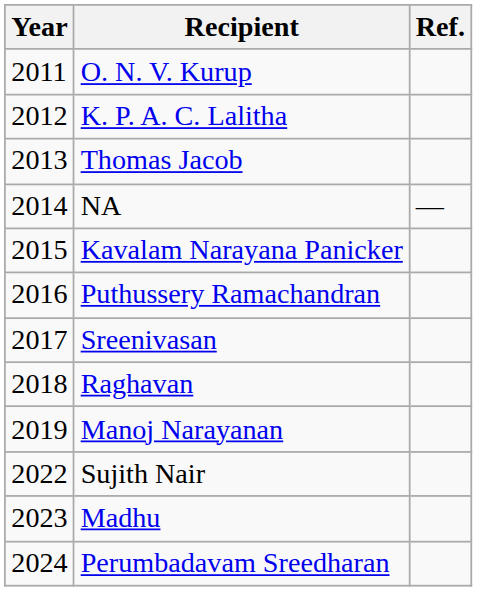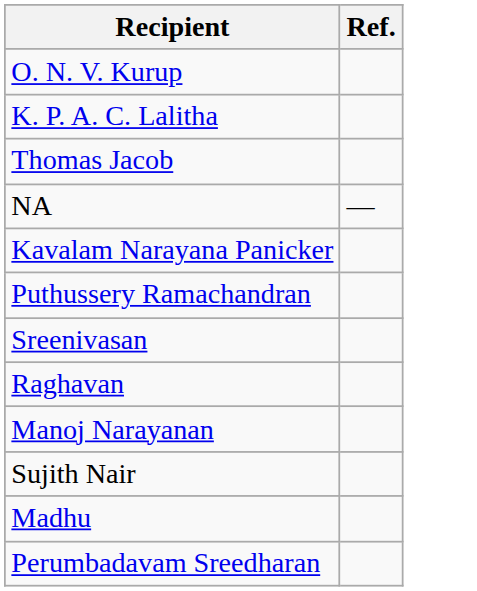- column: (40, 26)
